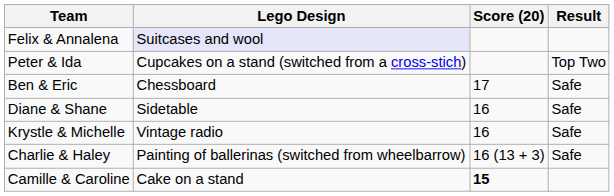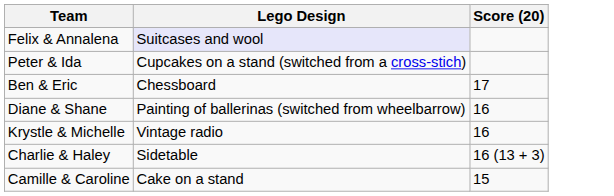- column: (579, 16)
(167, 109) Sidetable -> (301, 109) Painting of ballerinas (switched from wheelbarrow)
(301, 156) Painting of ballerinas (switched from wheelbarrow) -> (167, 156) Sidetable
(481, 179) bold -> (481, 179) normal
